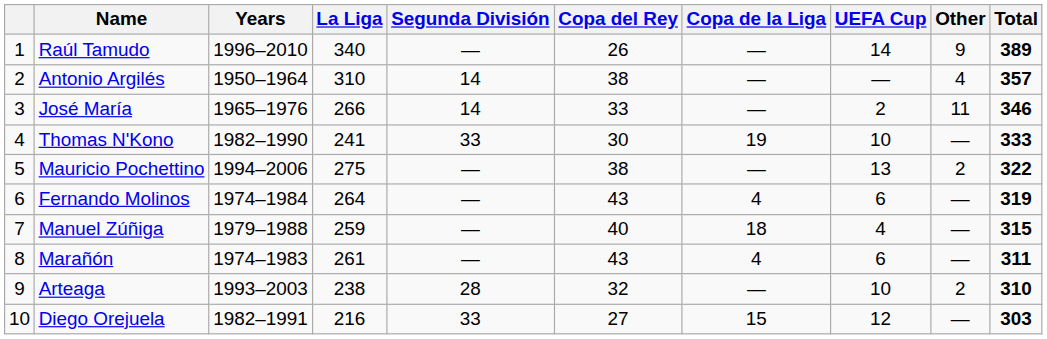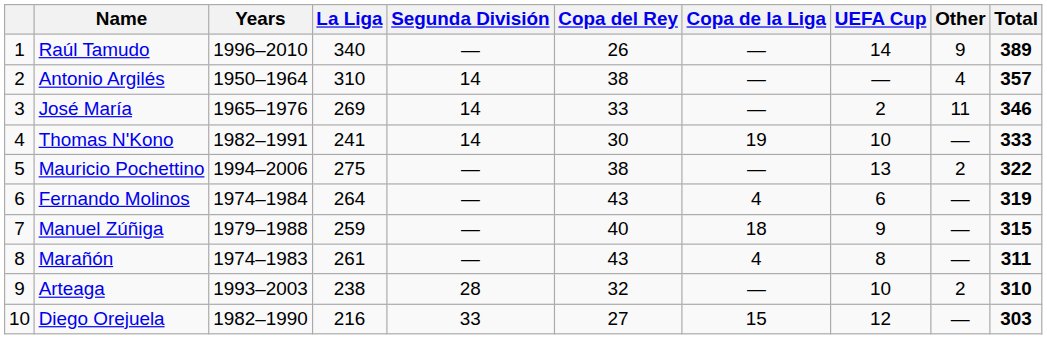(349, 109) 266 -> (349, 109) 269
(260, 139) 1982–1990 -> (260, 139) 1982–1991
(470, 139) 33 -> (470, 139) 14
(881, 229) 4 -> (881, 229) 9
(881, 259) 6 -> (881, 259) 8
(260, 318) 1982–1991 -> (260, 318) 1982–1990
